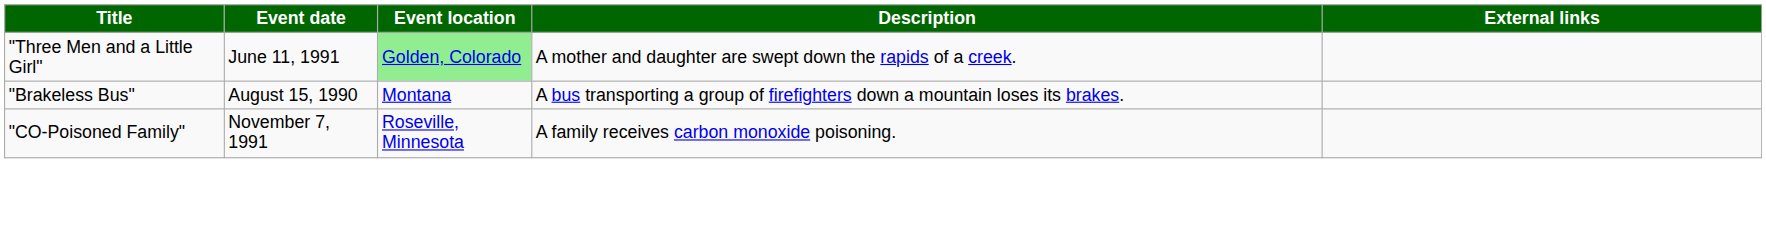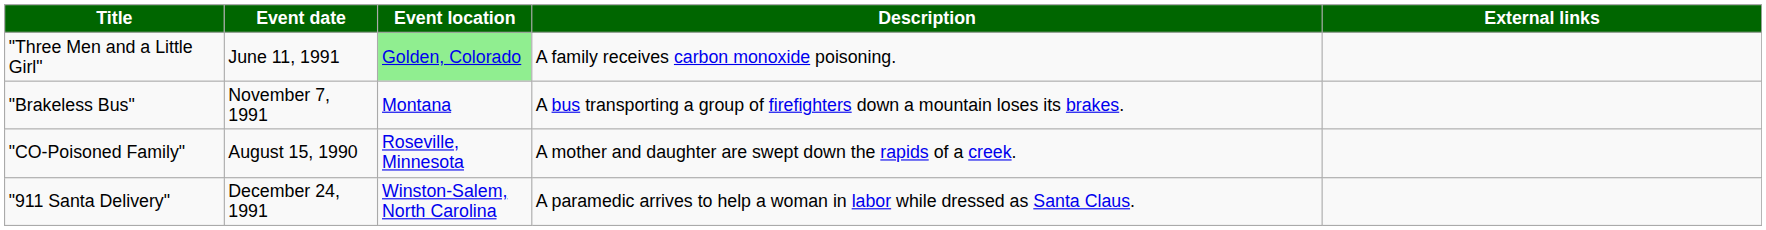(776, 56) A mother and daughter are swept down the rapids of a creek. -> (716, 56) A family receives carbon monoxide poisoning.
(293, 94) August 15, 1990 -> (279, 104) November 7, 1991
(279, 133) November 7, 1991 -> (293, 153) August 15, 1990
(716, 133) A family receives carbon monoxide poisoning. -> (776, 153) A mother and daughter are swept down the rapids of a creek.
+ row: (89, 201)
